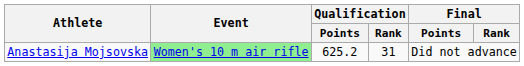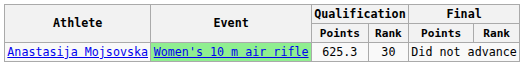(340, 52) 625.2 -> (340, 52) 625.3
(388, 52) 31 -> (388, 52) 30
